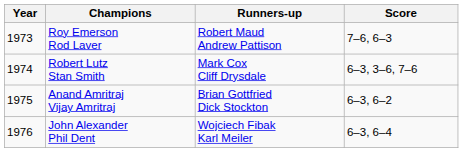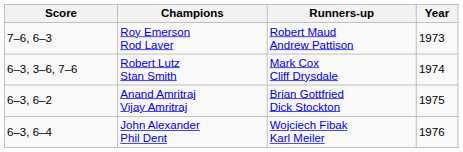columns swapped: (25, 13) <-> (401, 13)
